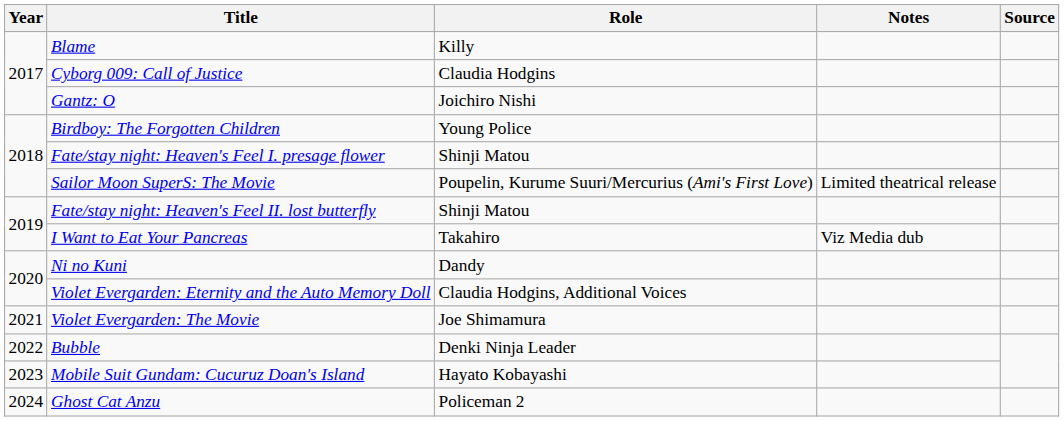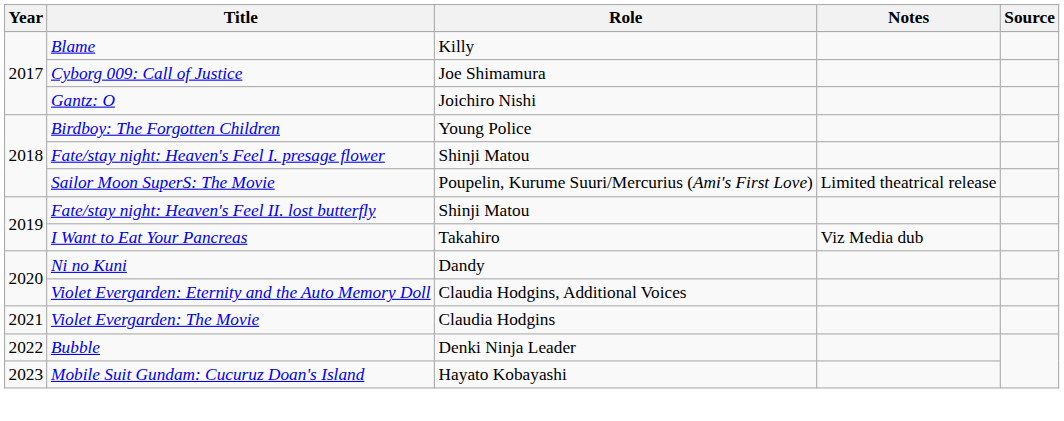(497, 73) Claudia Hodgins -> (492, 73) Joe Shimamura
(492, 319) Joe Shimamura -> (497, 319) Claudia Hodgins
- row: (106, 401)
